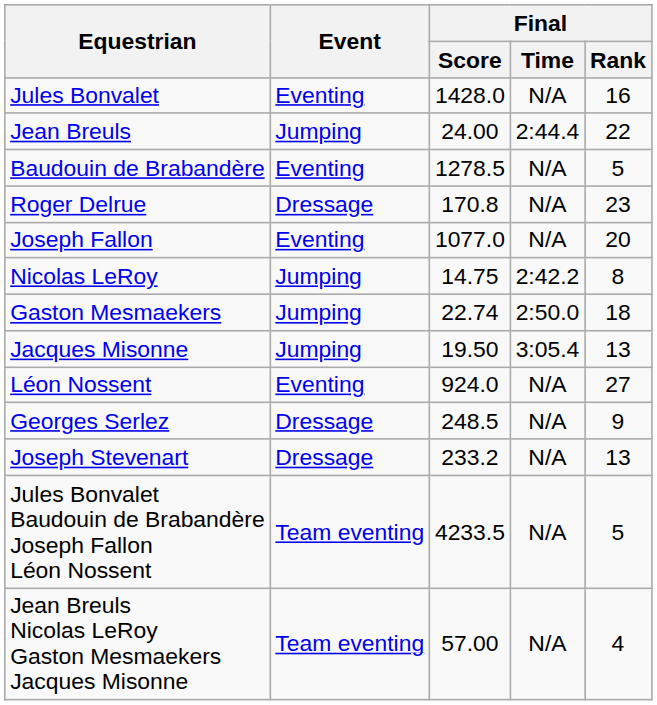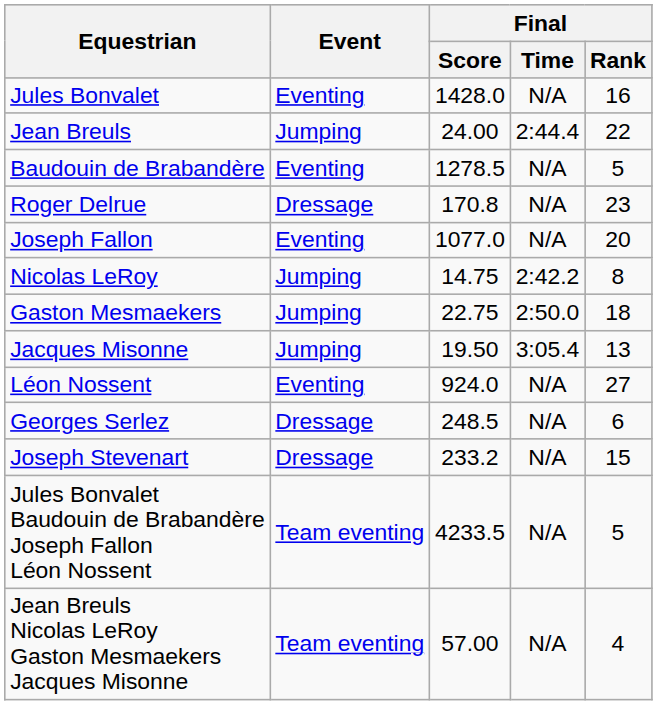(470, 313) 22.74 -> (470, 313) 22.75
(618, 421) 9 -> (618, 421) 6
(618, 457) 13 -> (618, 457) 15
